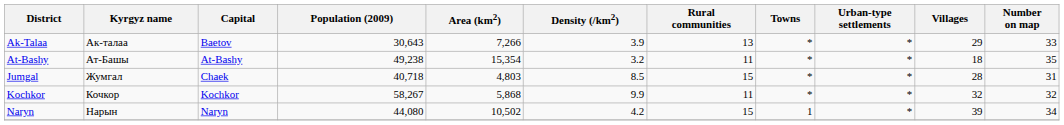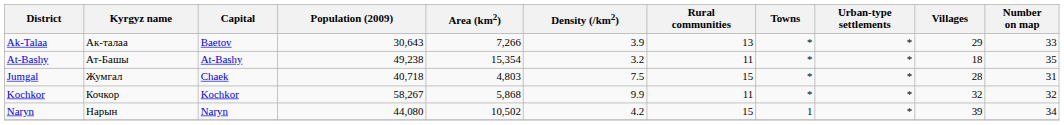(637, 77) 8.5 -> (637, 77) 7.5
